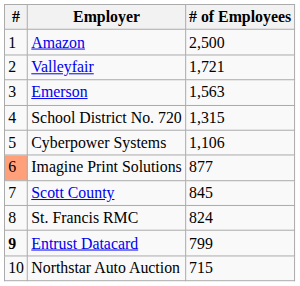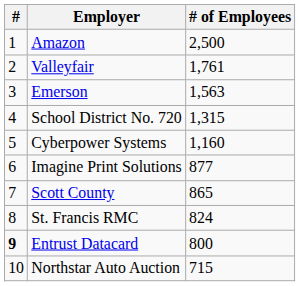(207, 67) 1,721 -> (207, 67) 1,761
(207, 142) 1,106 -> (207, 142) 1,160
(12, 167) lightsalmon background -> (12, 167) no background
(201, 192) 845 -> (201, 192) 865
(201, 243) 799 -> (201, 243) 800
